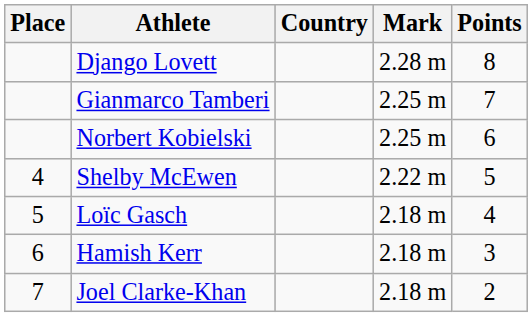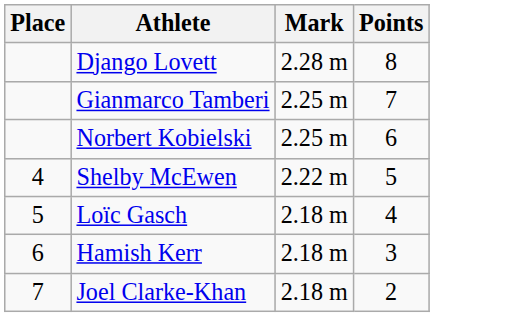- column: (324, 23)
